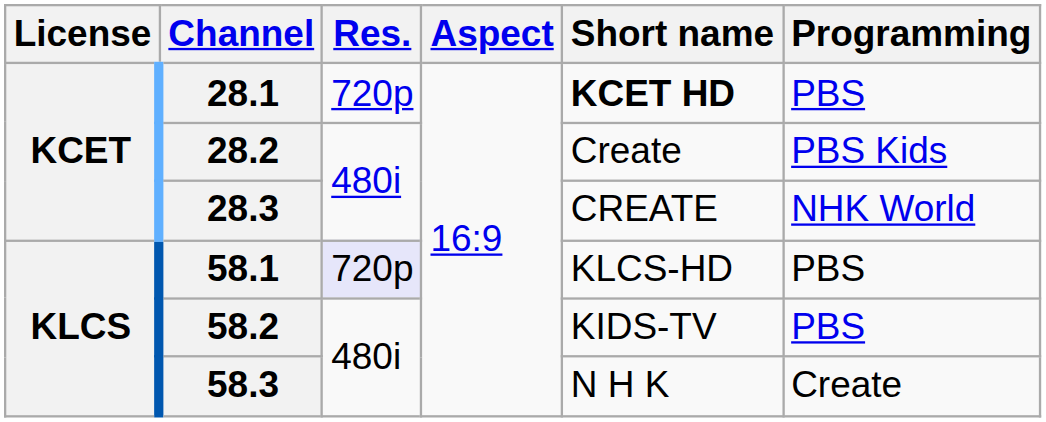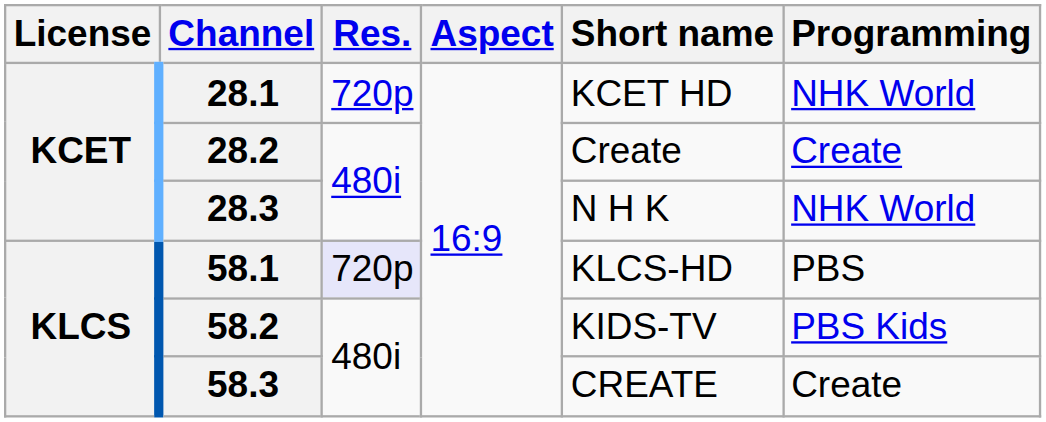(653, 92) bold -> (652, 92) normal
(828, 92) PBS -> (883, 92) NHK World
(869, 151) PBS Kids -> (847, 151) Create
(644, 209) CREATE -> (620, 209) N H K
(828, 326) PBS -> (869, 326) PBS Kids
(620, 385) N H K -> (644, 385) CREATE
